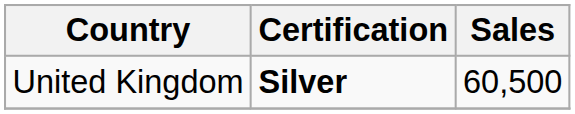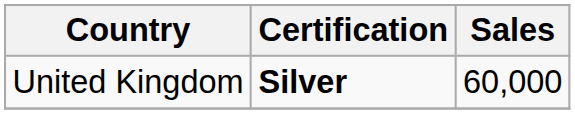(513, 81) 60,500 -> (513, 81) 60,000
